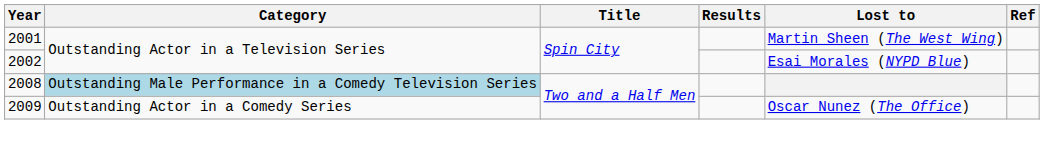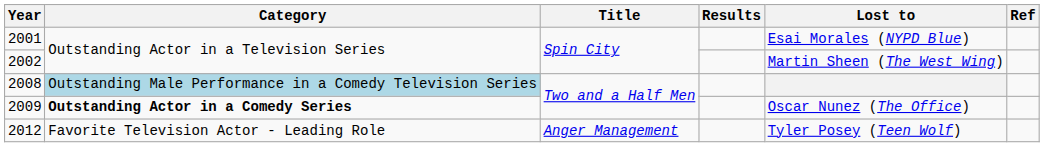(886, 39) Martin Sheen (The West Wing) -> (869, 39) Esai Morales (NYPD Blue)
(869, 62) Esai Morales (NYPD Blue) -> (886, 62) Martin Sheen (The West Wing)
(200, 108) normal -> (200, 108) bold
+ row: (25, 130)
